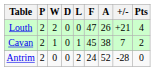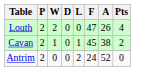- column: (123, 12)
